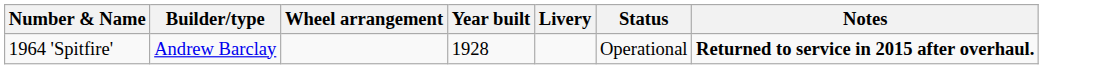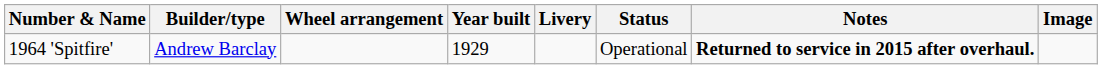+ column: (1068, 19)
(470, 48) 1928 -> (470, 48) 1929
